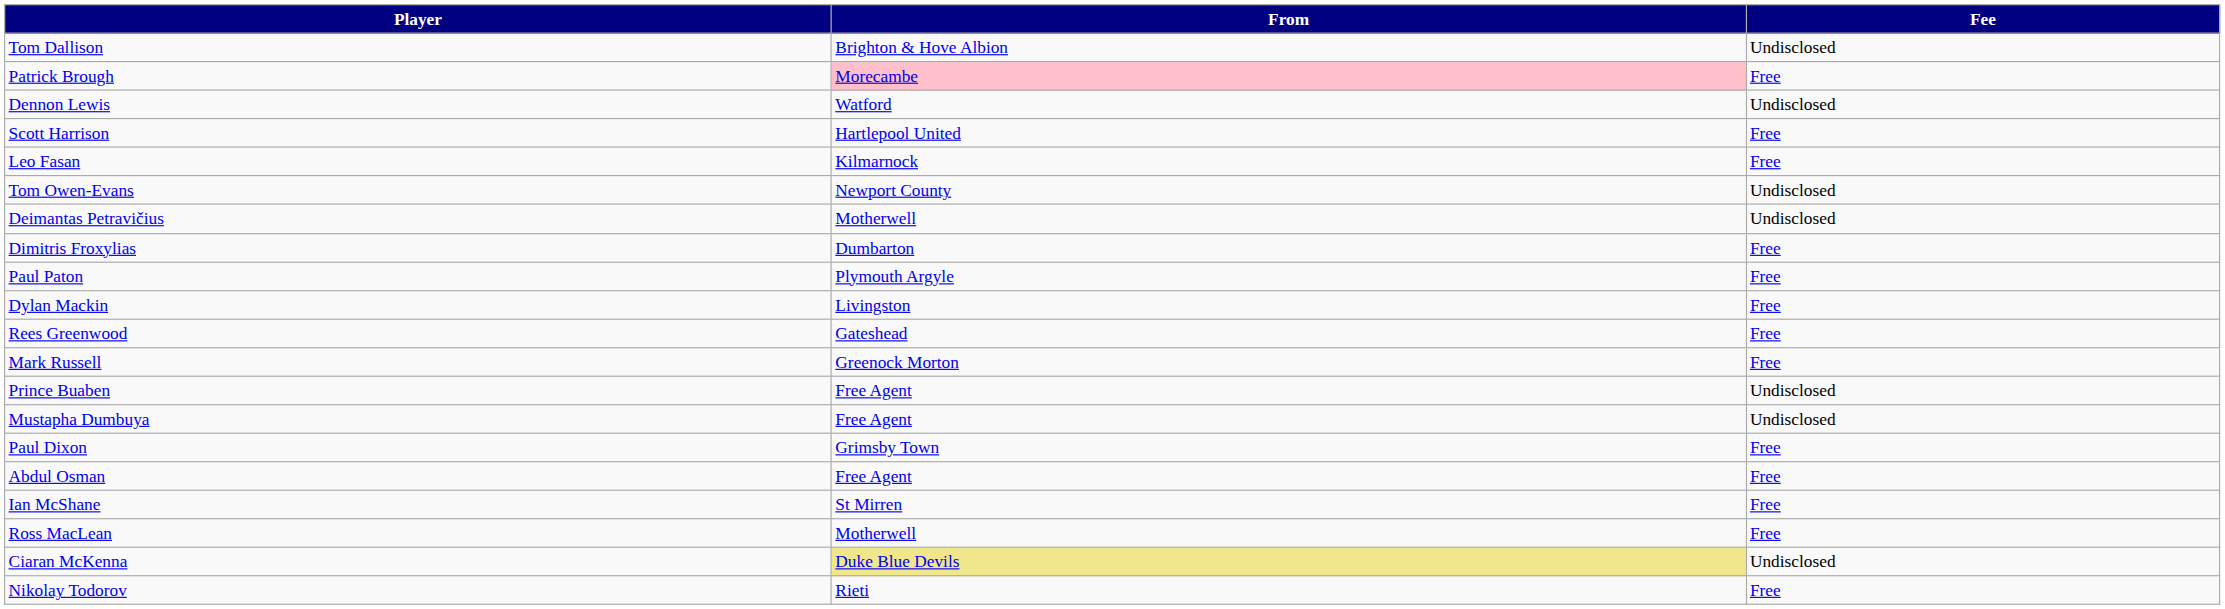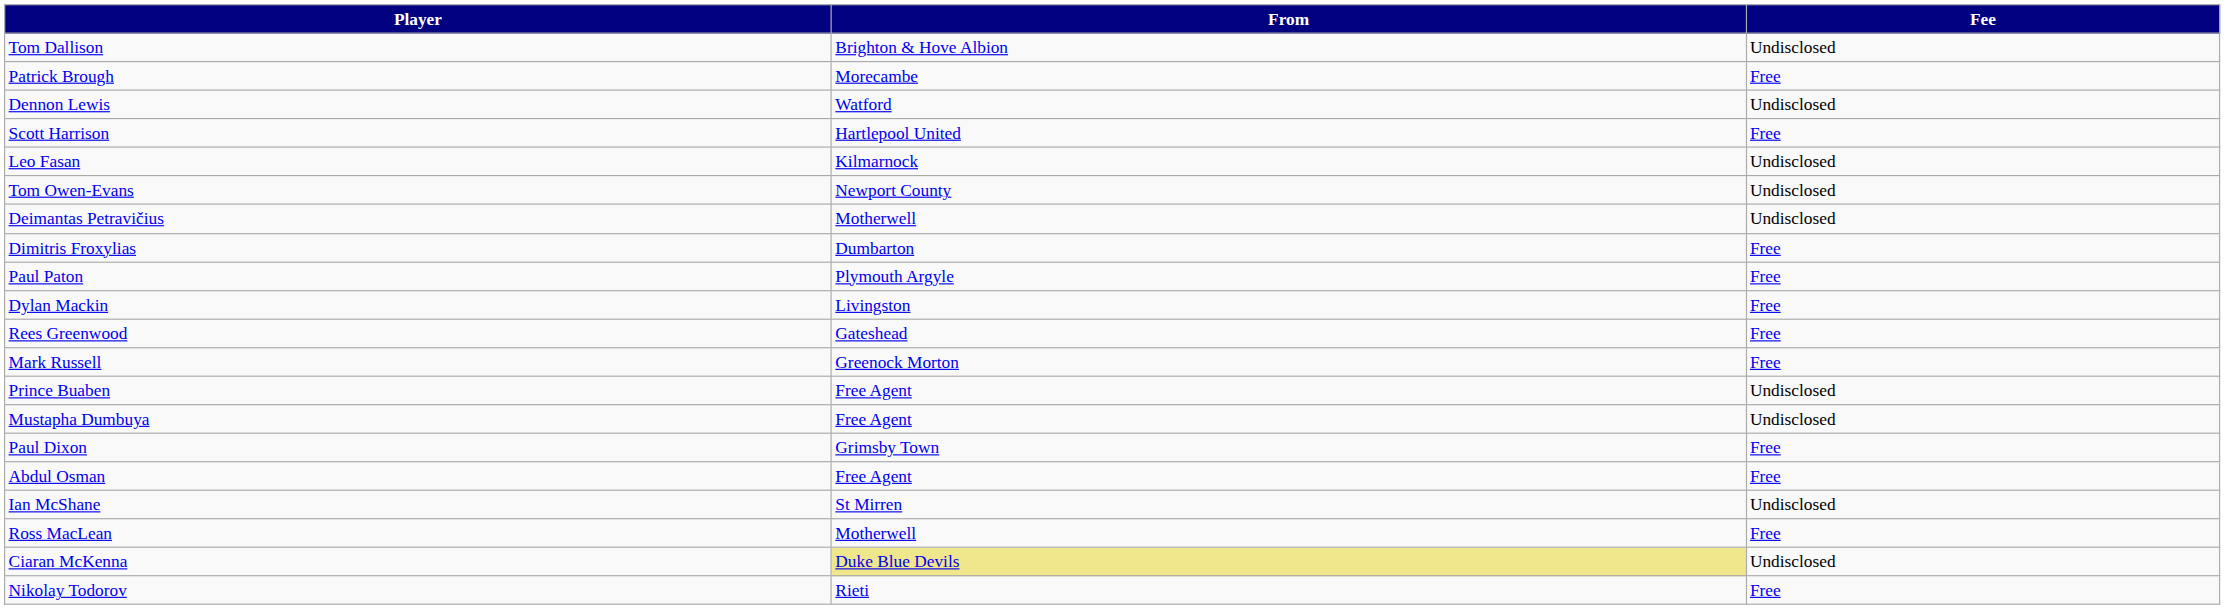(877, 76) pink background -> (877, 76) no background
(1765, 161) Free -> (1793, 161) Undisclosed
(1765, 504) Free -> (1793, 504) Undisclosed
